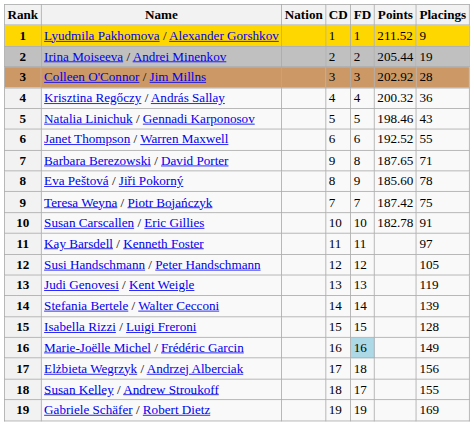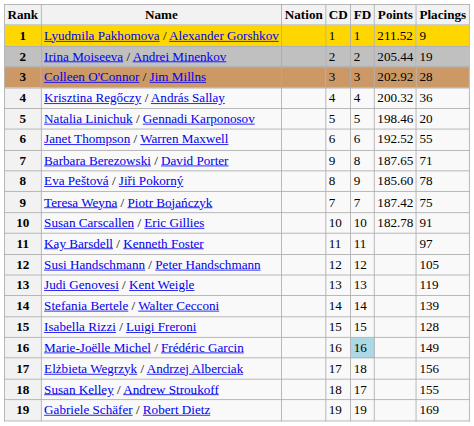(426, 118) 43 -> (426, 118) 20
